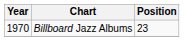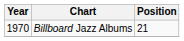(143, 28) 23 -> (143, 28) 21
